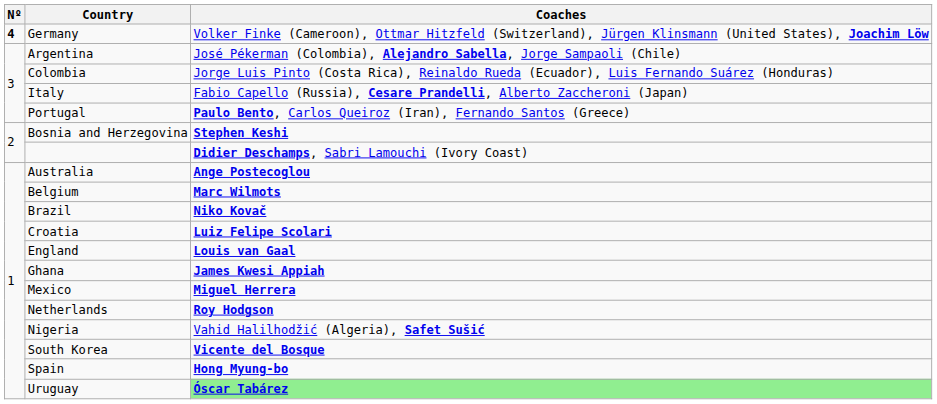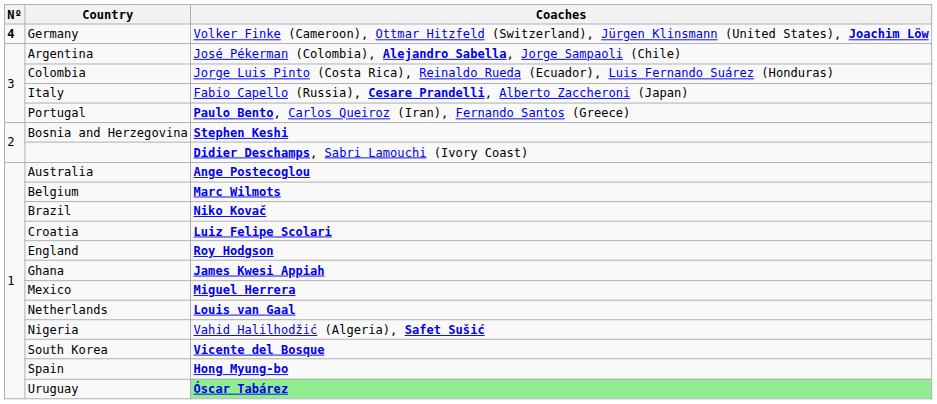(244, 251) Louis van Gaal -> (234, 251) Roy Hodgson
(234, 310) Roy Hodgson -> (244, 310) Louis van Gaal
